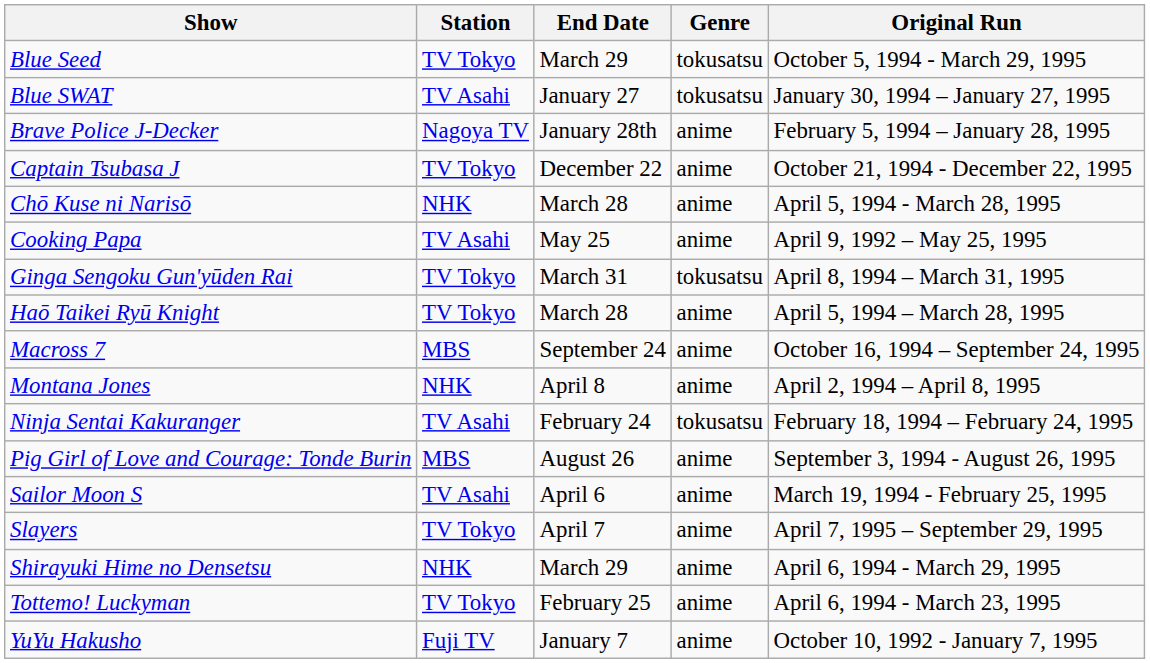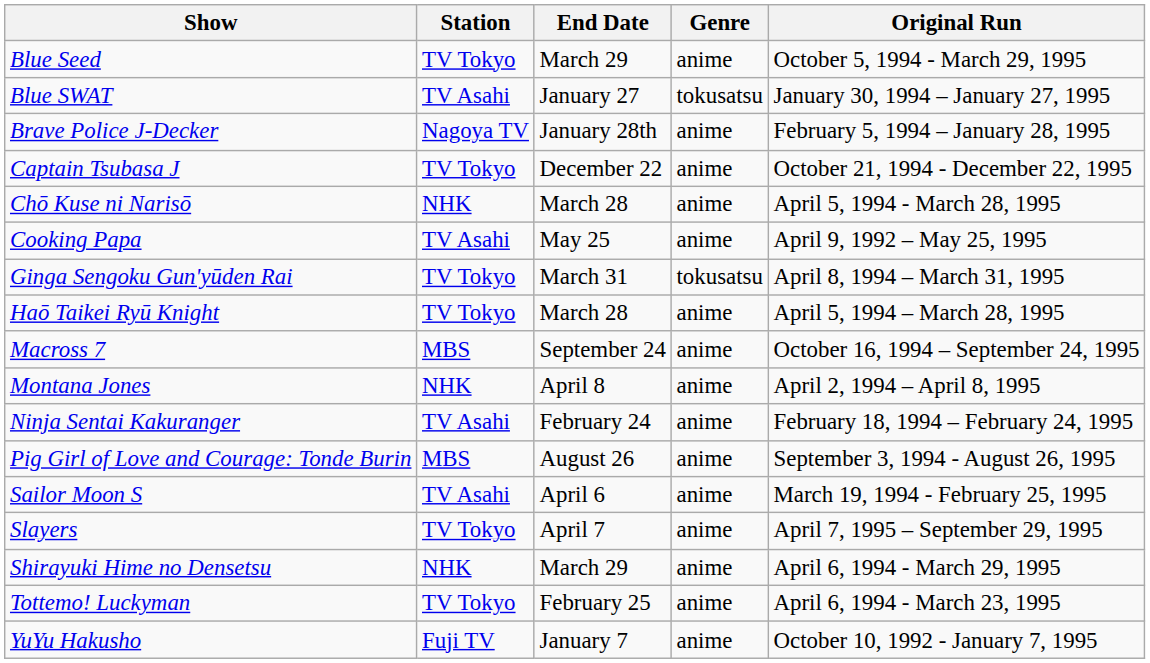(720, 58) tokusatsu -> (704, 58) anime
(720, 421) tokusatsu -> (704, 421) anime
